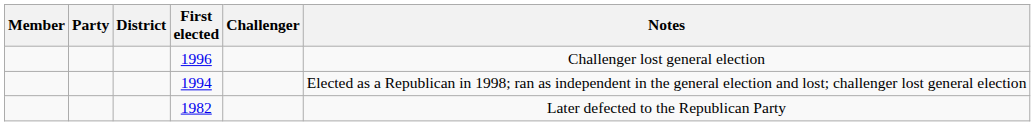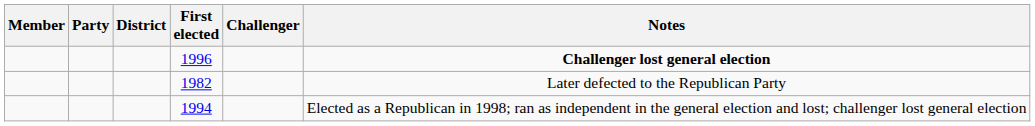(667, 58) normal -> (667, 58) bold
rows swapped: (196, 83) <-> (196, 108)
